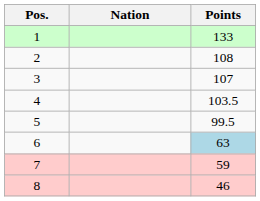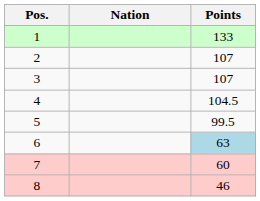(223, 57) 108 -> (223, 57) 107
(223, 100) 103.5 -> (223, 100) 104.5
(223, 164) 59 -> (223, 164) 60
